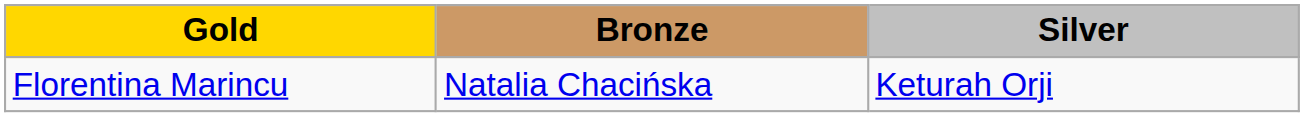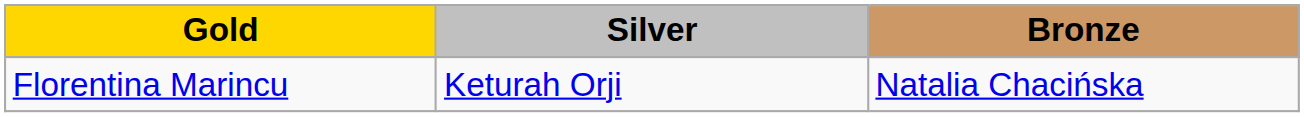columns swapped: (1083, 30) <-> (652, 30)
